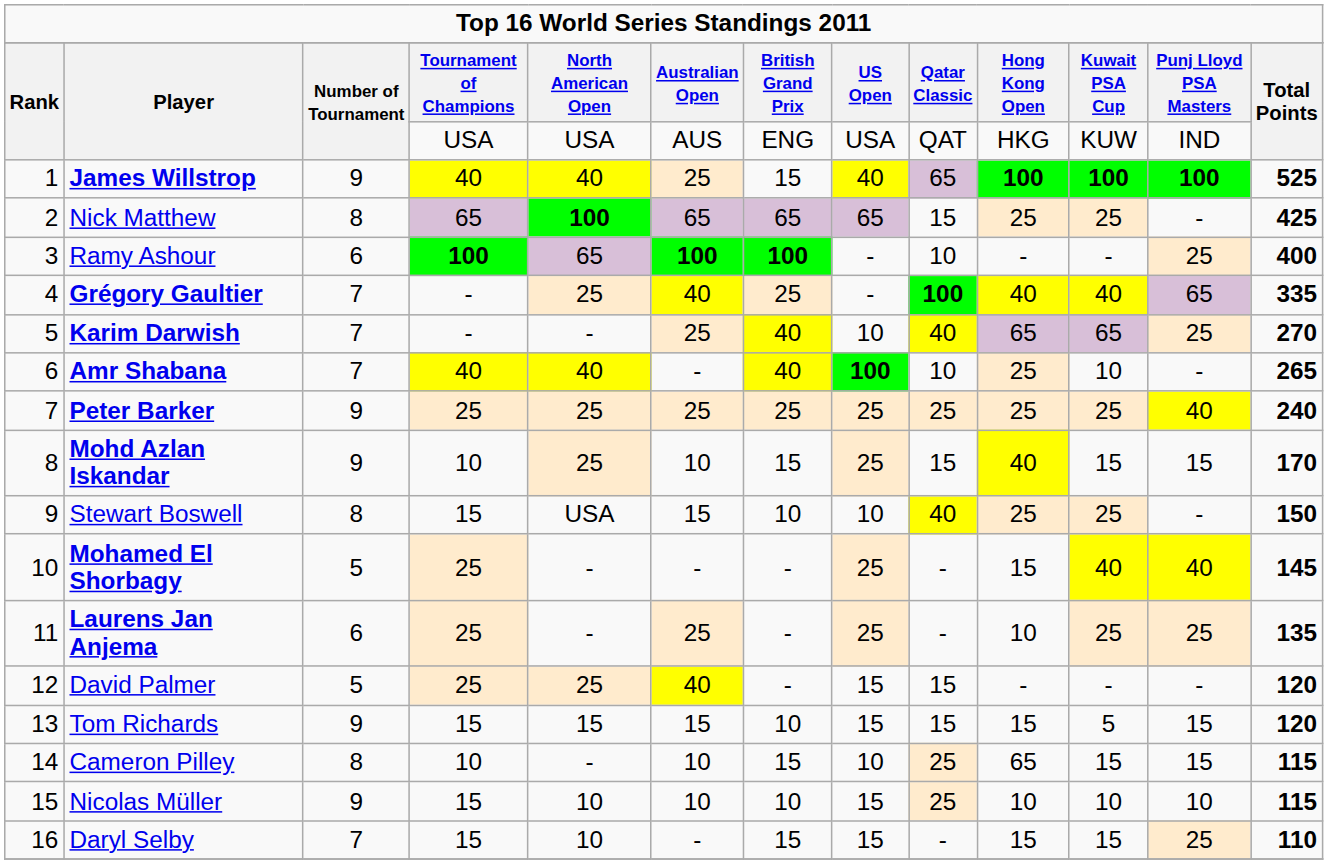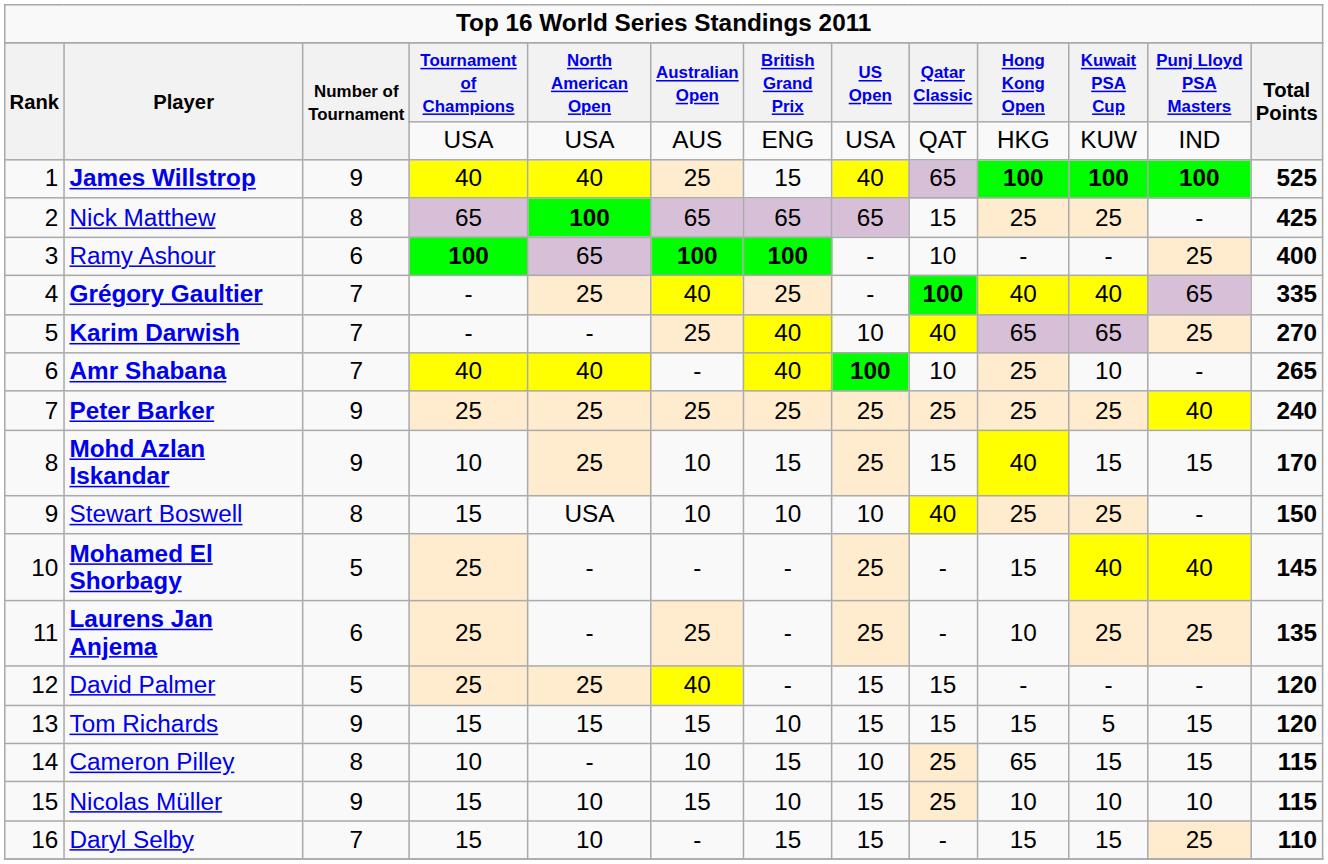(697, 514) 15 -> (697, 514) 10
(697, 800) 10 -> (697, 800) 15
